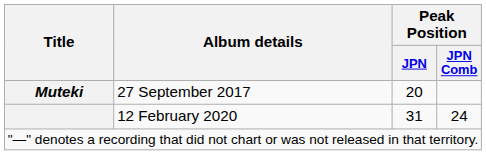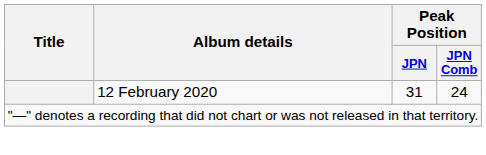- row: (59, 92)
